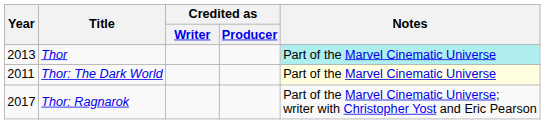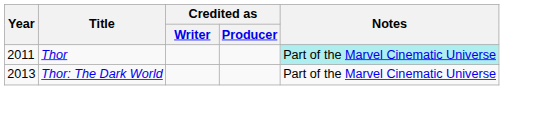(21, 54) 2013 -> (21, 54) 2011
(21, 74) 2011 -> (21, 74) 2013
(390, 74) lightyellow background -> (390, 74) no background
- row: (85, 101)
